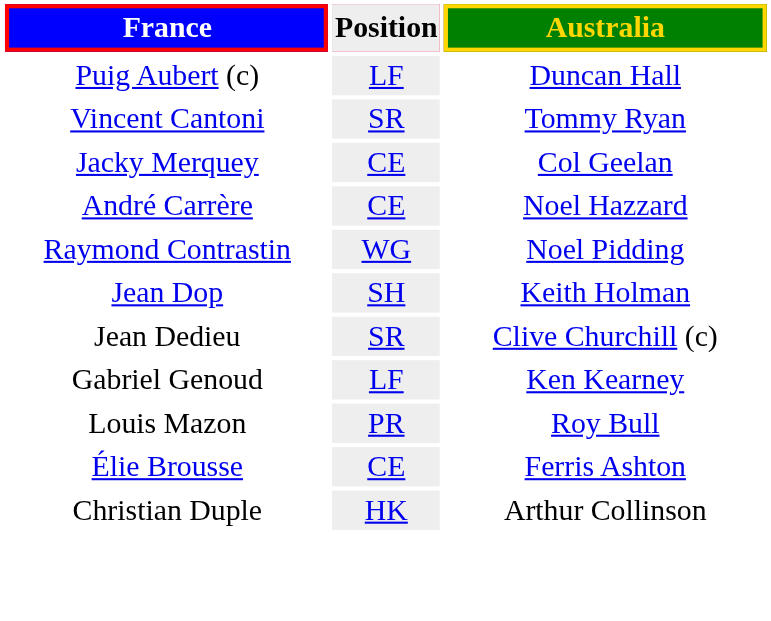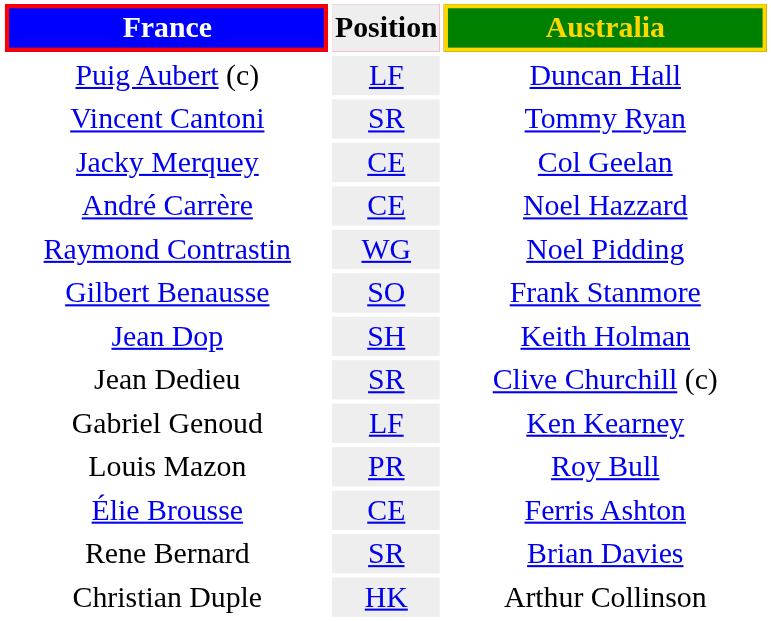+ row: (167, 292)
+ row: (167, 553)
